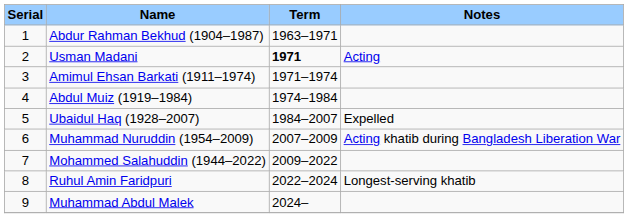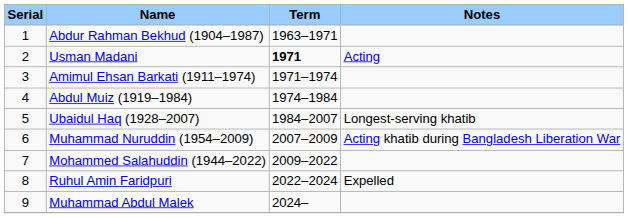(369, 118) Expelled -> (410, 118) Longest-serving khatib
(410, 181) Longest-serving khatib -> (369, 181) Expelled
